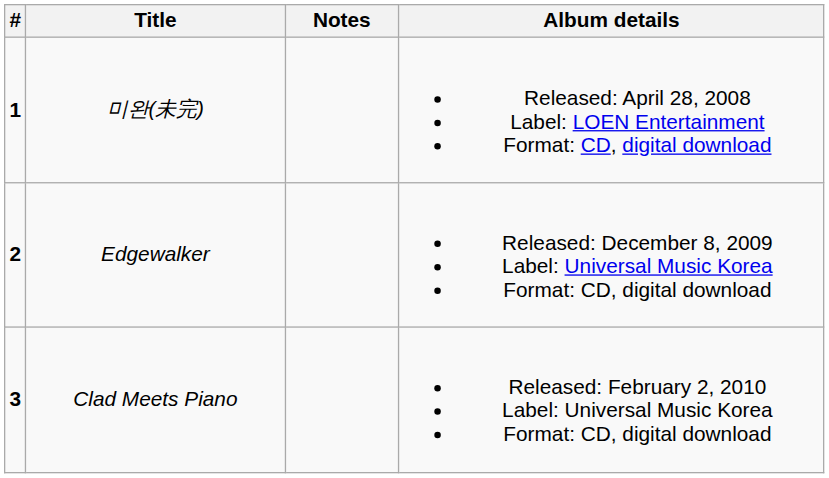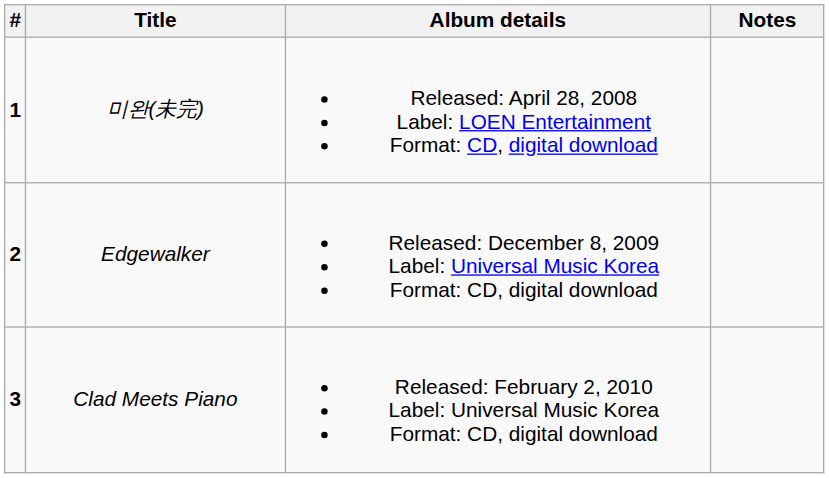columns swapped: (611, 20) <-> (342, 20)
